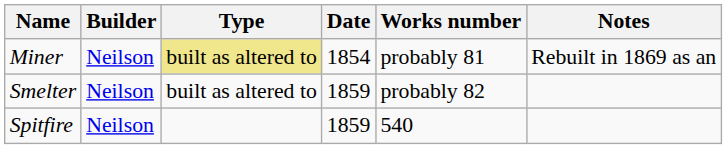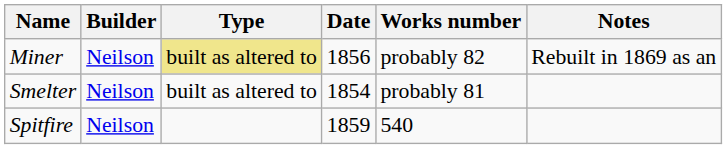(349, 56) 1854 -> (349, 56) 1856
(433, 56) probably 81 -> (433, 56) probably 82
(349, 90) 1859 -> (349, 90) 1854
(433, 90) probably 82 -> (433, 90) probably 81
